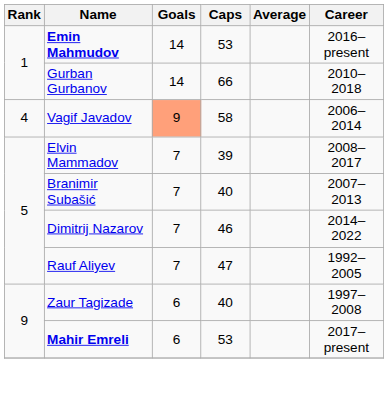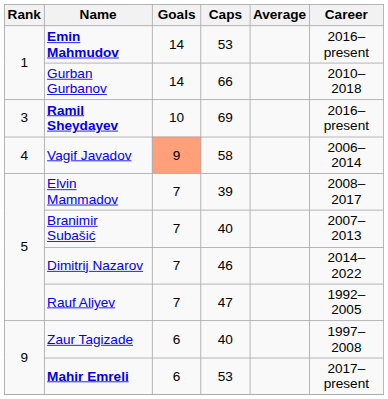+ row: (83, 118)
